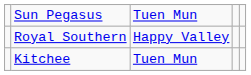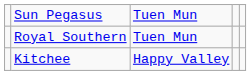(181, 37) Happy Valley -> (165, 37) Tuen Mun
(165, 59) Tuen Mun -> (181, 59) Happy Valley
